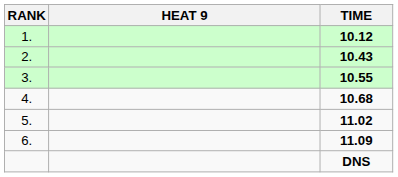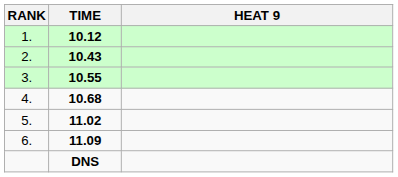columns swapped: (184, 15) <-> (356, 15)
